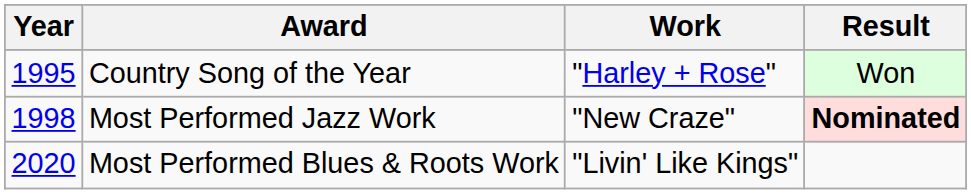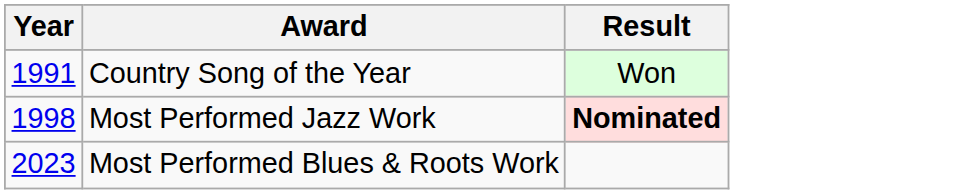- column: (685, 27)
(44, 73) 1995 -> (44, 73) 1991
(44, 164) 2020 -> (44, 164) 2023
